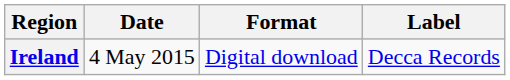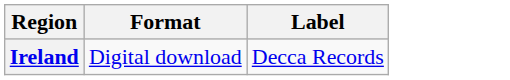- column: (142, 21)
